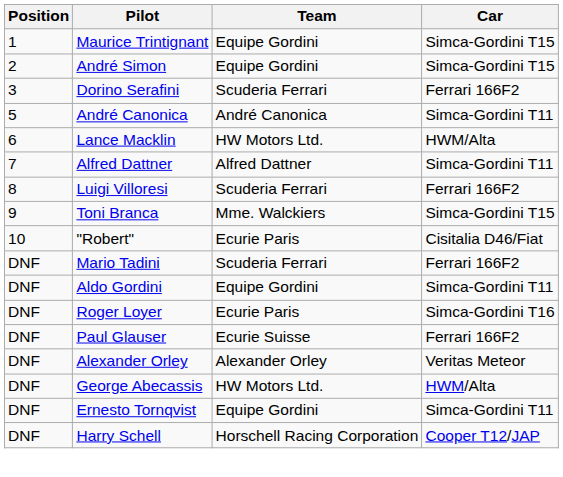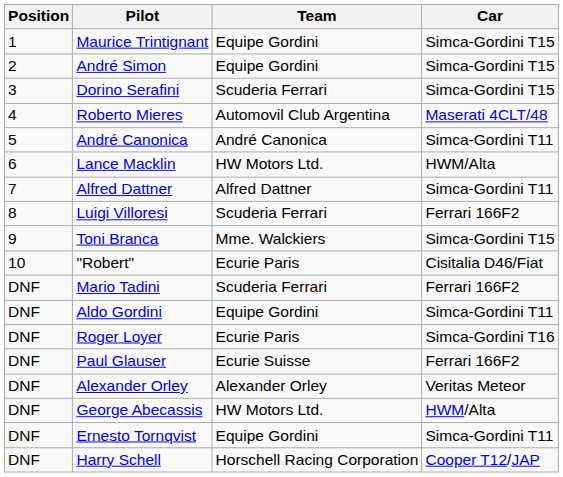(472, 90) Ferrari 166F2 -> (490, 90) Simca-Gordini T15
+ row: (129, 115)
